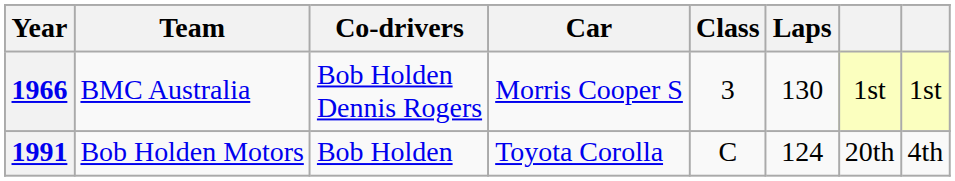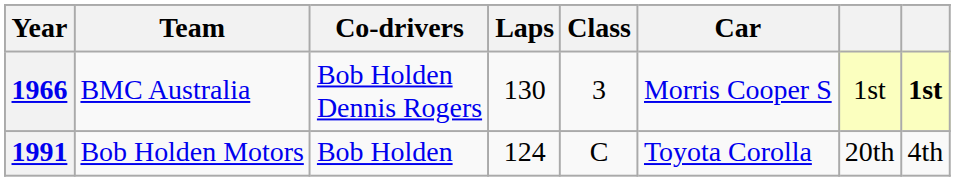columns swapped: (589, 27) <-> (802, 27)
(925, 90) normal -> (925, 90) bold
